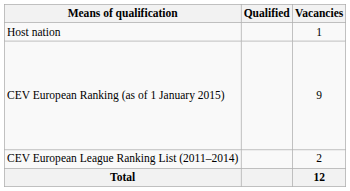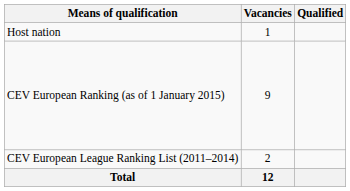columns swapped: (319, 13) <-> (267, 13)
